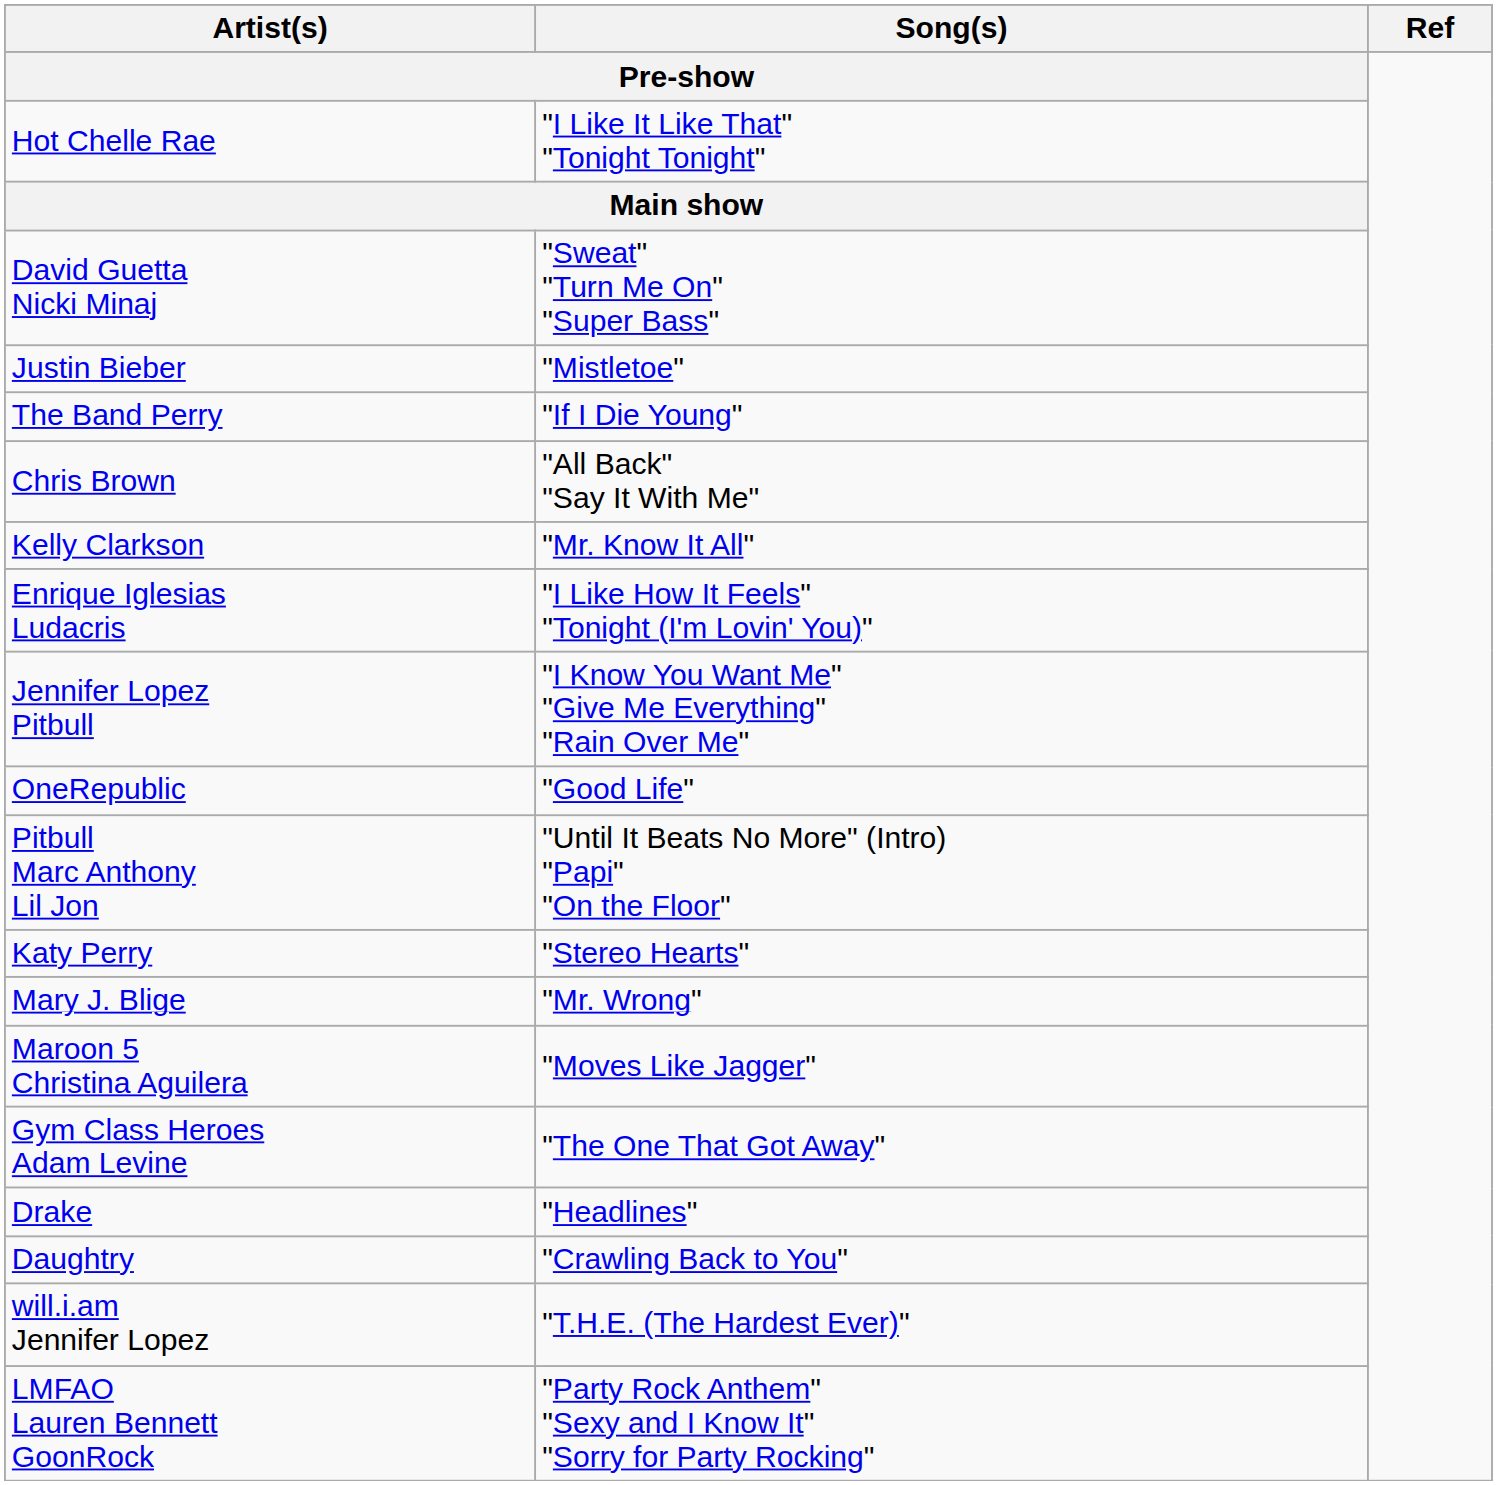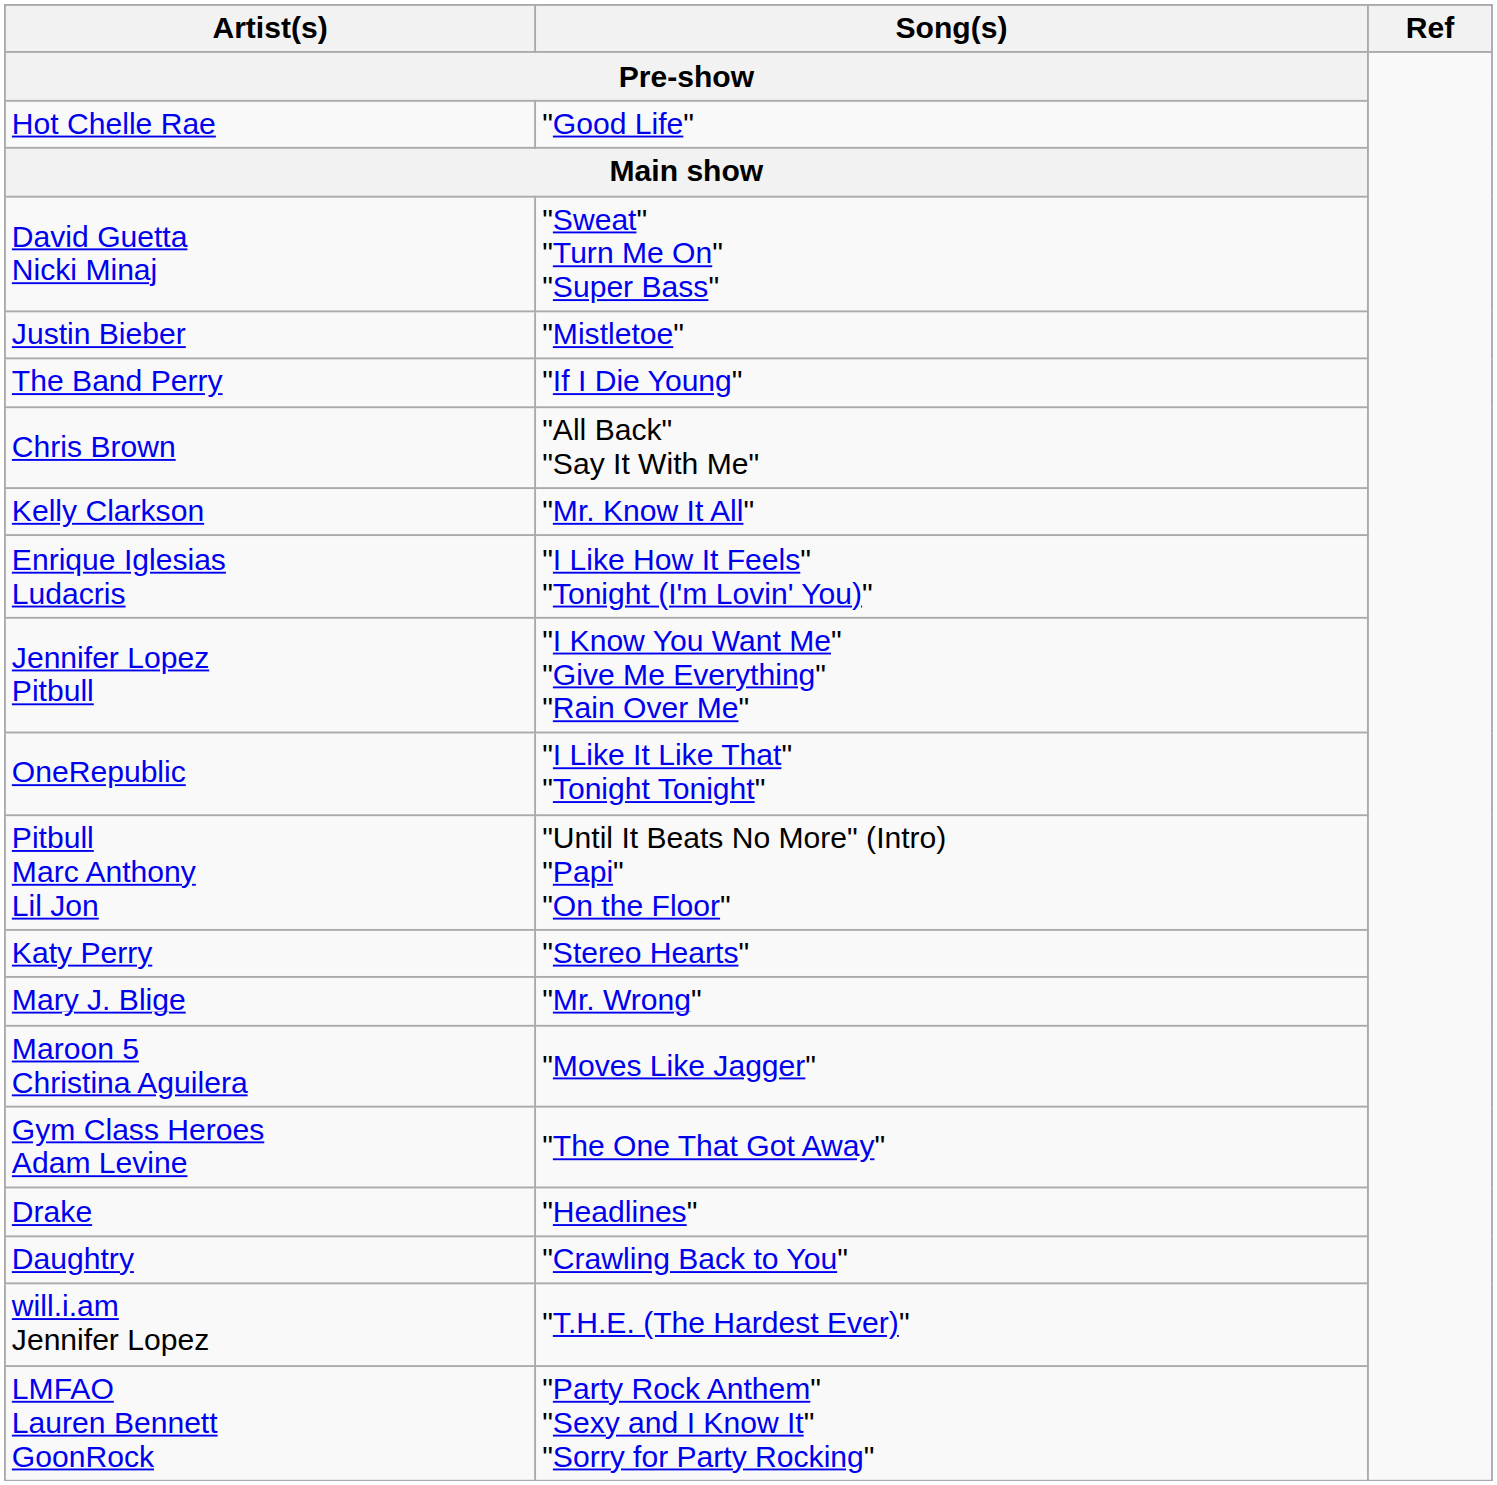(667, 140) "I Like It Like That" "Tonight Tonight" -> (618, 123) "Good Life"
(618, 789) "Good Life" -> (667, 773) "I Like It Like That" "Tonight Tonight"
